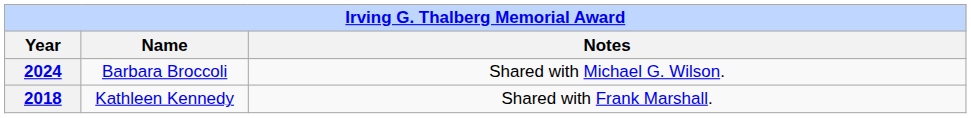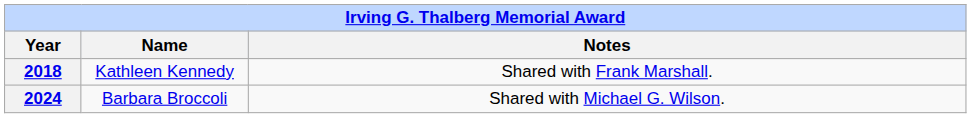rows swapped: (43, 98) <-> (43, 71)
